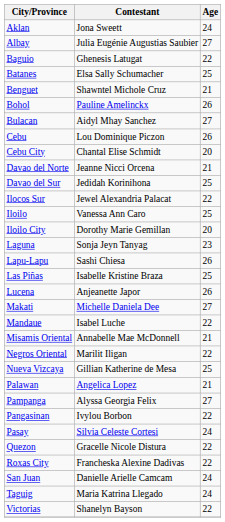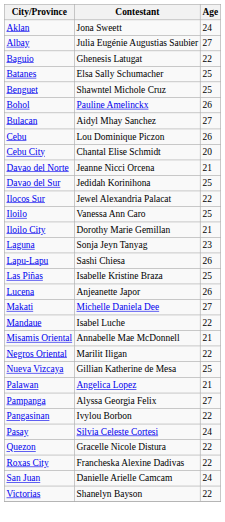(207, 90) 21 -> (207, 90) 25
(207, 229) 20 -> (207, 229) 21
- row: (20, 494)
